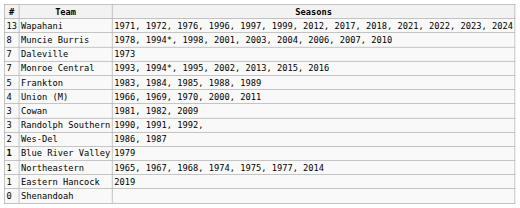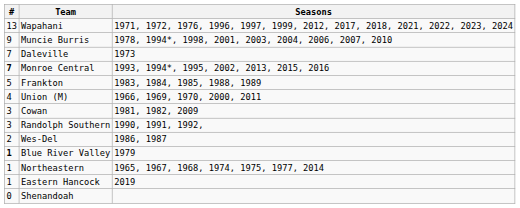(9, 40) 8 -> (9, 40) 9
(9, 68) normal -> (9, 68) bold
